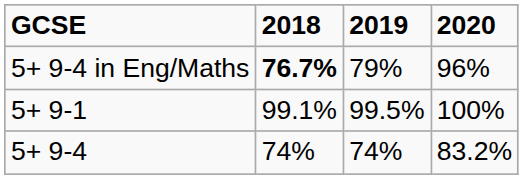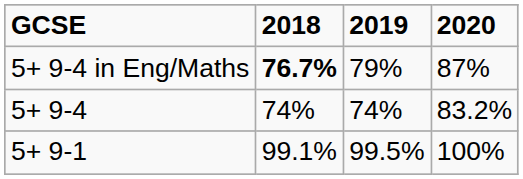(463, 67) 96% -> (463, 67) 87%
rows swapped: (49, 151) <-> (49, 109)
